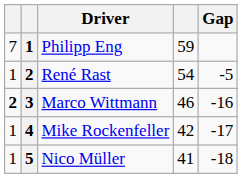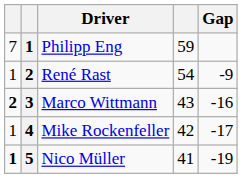(226, 74) -5 -> (226, 74) -9
(186, 102) 46 -> (186, 102) 43
(13, 159) normal -> (13, 159) bold
(222, 159) -18 -> (222, 159) -19
